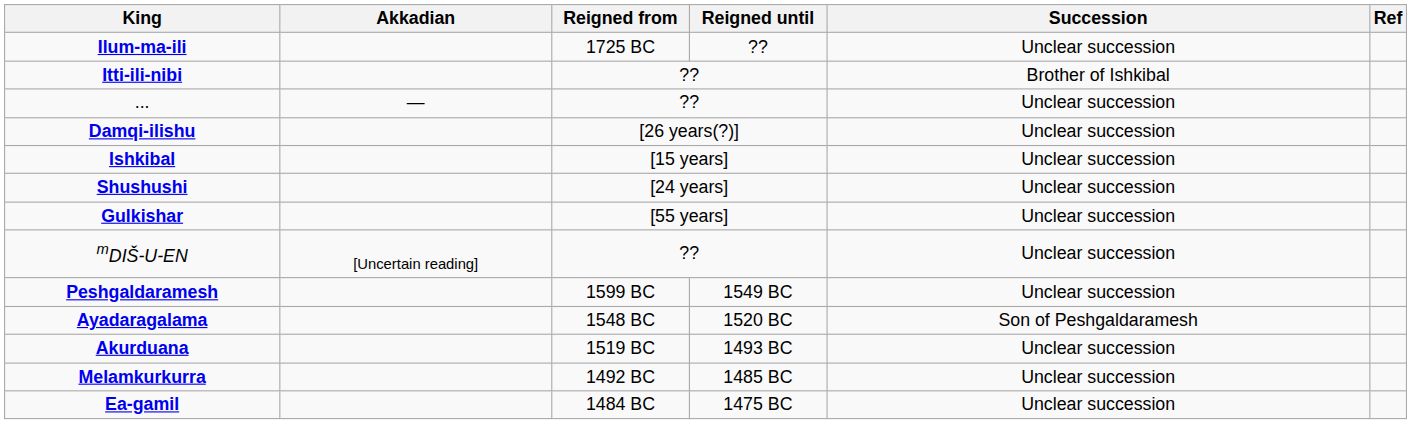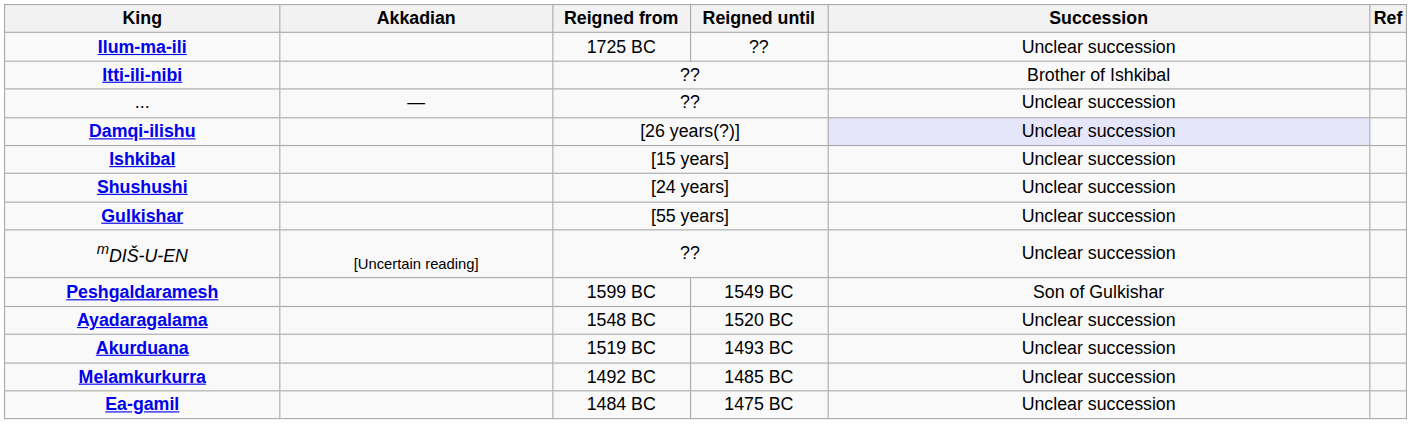(1098, 131) no background -> (1099, 131) lavender background
(1098, 292) Unclear succession -> (1099, 292) Son of Gulkishar
(1098, 320) Son of Peshgaldaramesh -> (1099, 320) Unclear succession
